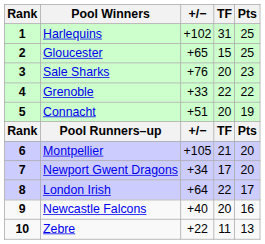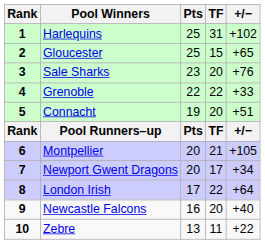columns swapped: (247, 14) <-> (197, 14)
